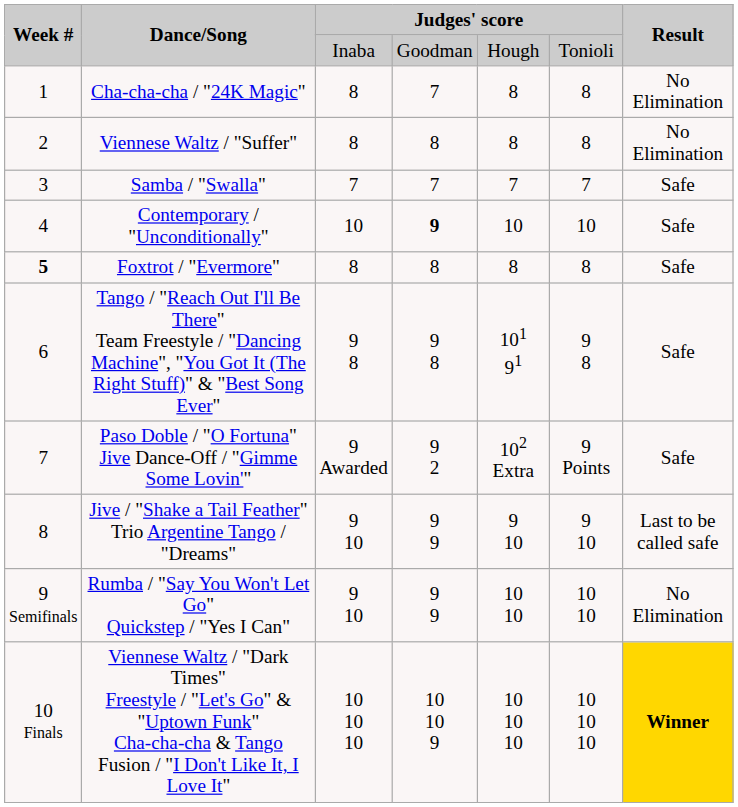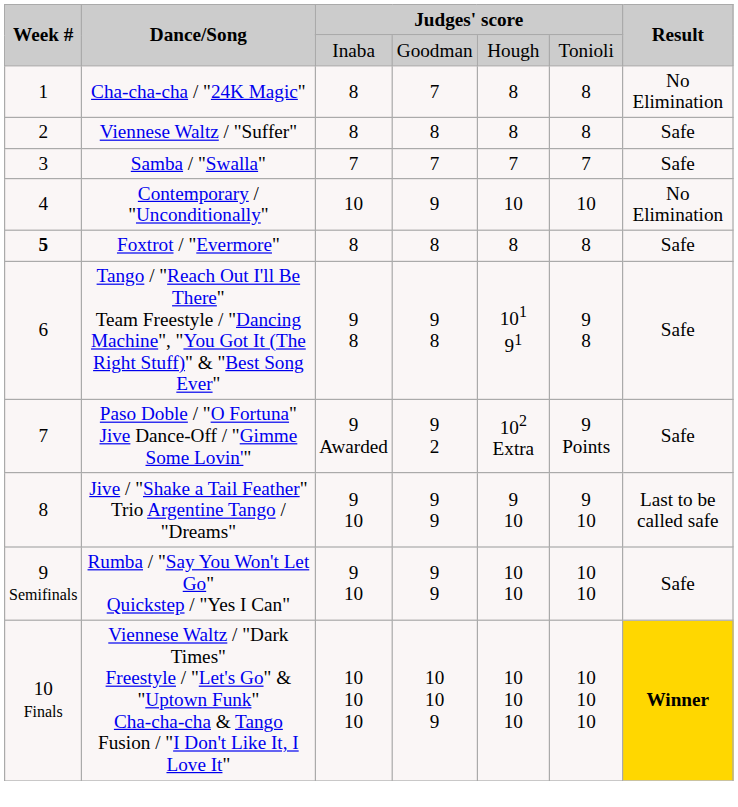(678, 143) No Elimination -> (678, 132) Safe
(435, 225) bold -> (435, 204) normal
(678, 225) Safe -> (678, 204) No Elimination
(678, 605) No Elimination -> (678, 583) Safe
